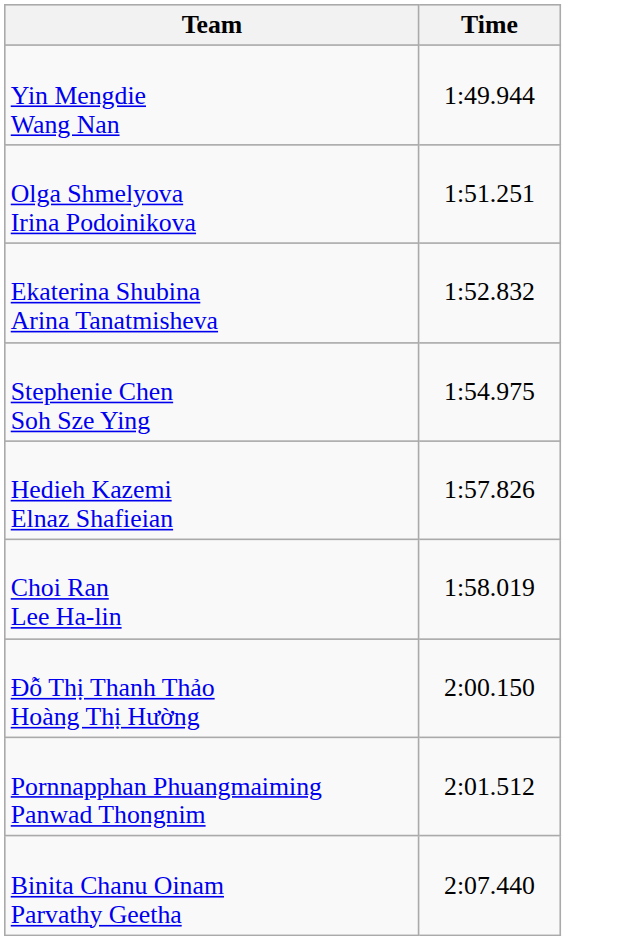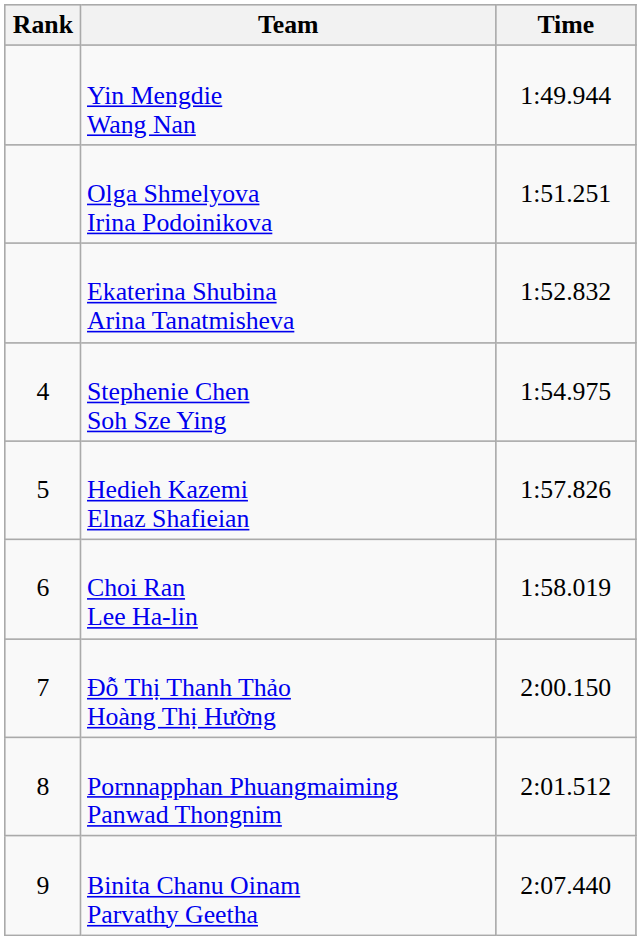+ column: (43, 24)
